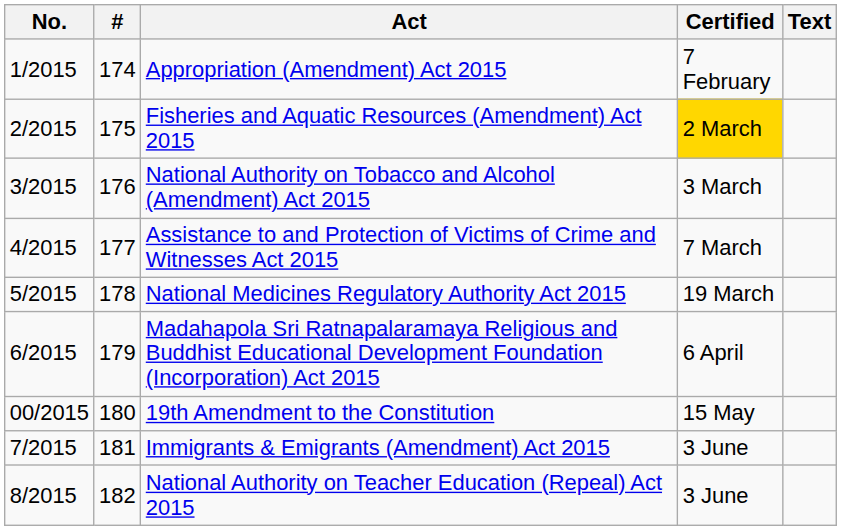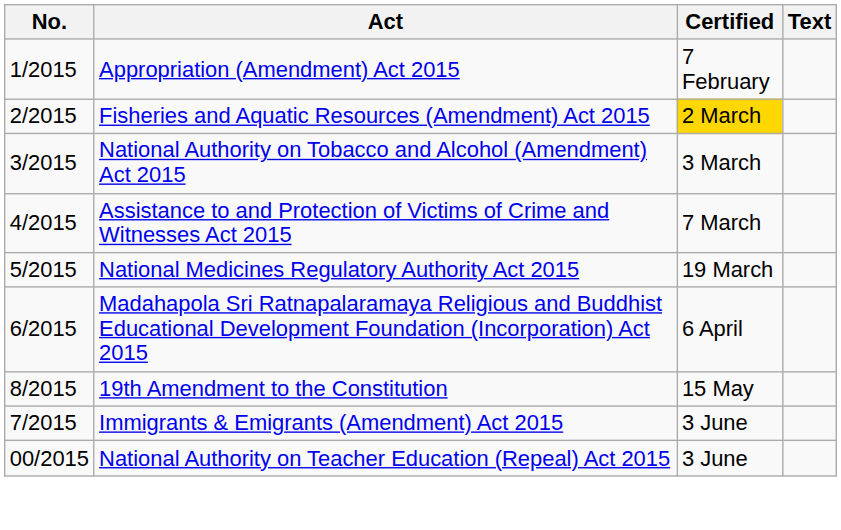- column: (117, 21)
(49, 413) 00/2015 -> (43, 388) 8/2015
(43, 495) 8/2015 -> (49, 458) 00/2015
